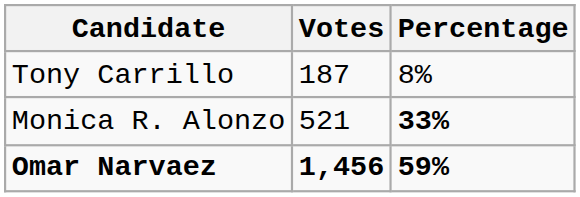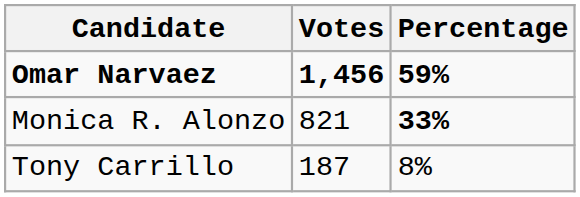rows swapped: (114, 167) <-> (123, 75)
(324, 121) 521 -> (324, 121) 821
